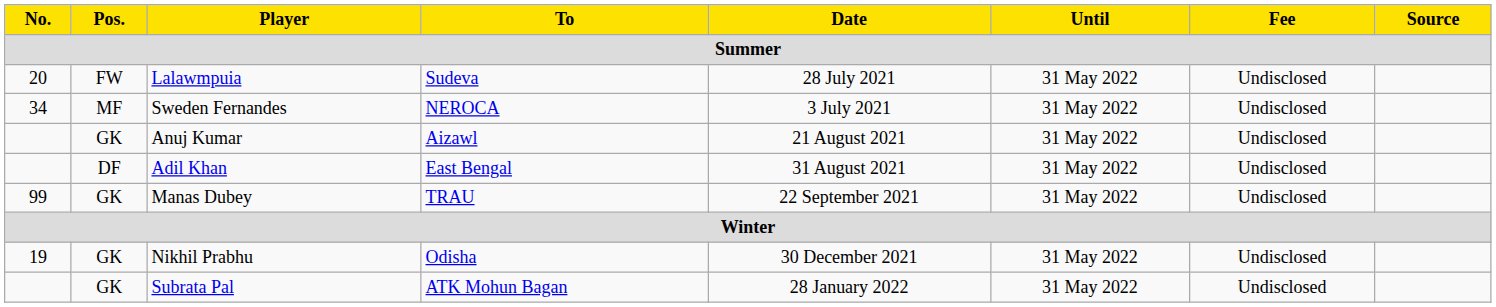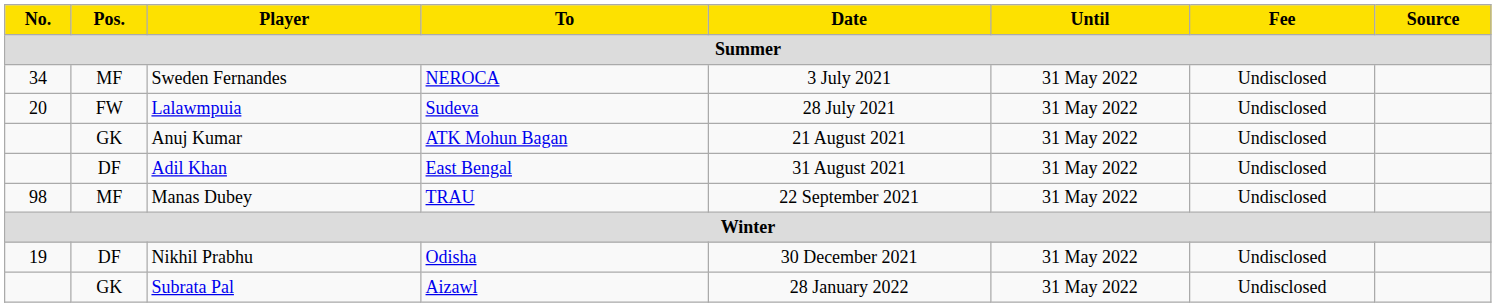rows swapped: (219, 108) <-> (196, 79)
(452, 138) Aizawl -> (496, 138) ATK Mohun Bagan
(38, 197) 99 -> (38, 197) 98
(109, 197) GK -> (109, 197) MF
(109, 257) GK -> (109, 257) DF
(496, 286) ATK Mohun Bagan -> (452, 286) Aizawl
